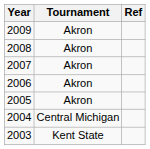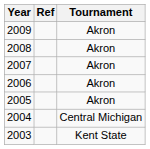columns swapped: (78, 13) <-> (133, 13)
